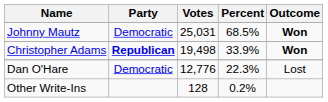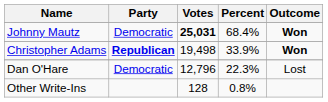(198, 32) normal -> (198, 32) bold
(243, 32) 68.5% -> (243, 32) 68.4%
(198, 69) 12,776 -> (198, 69) 12,796
(243, 87) 0.2% -> (243, 87) 0.8%
